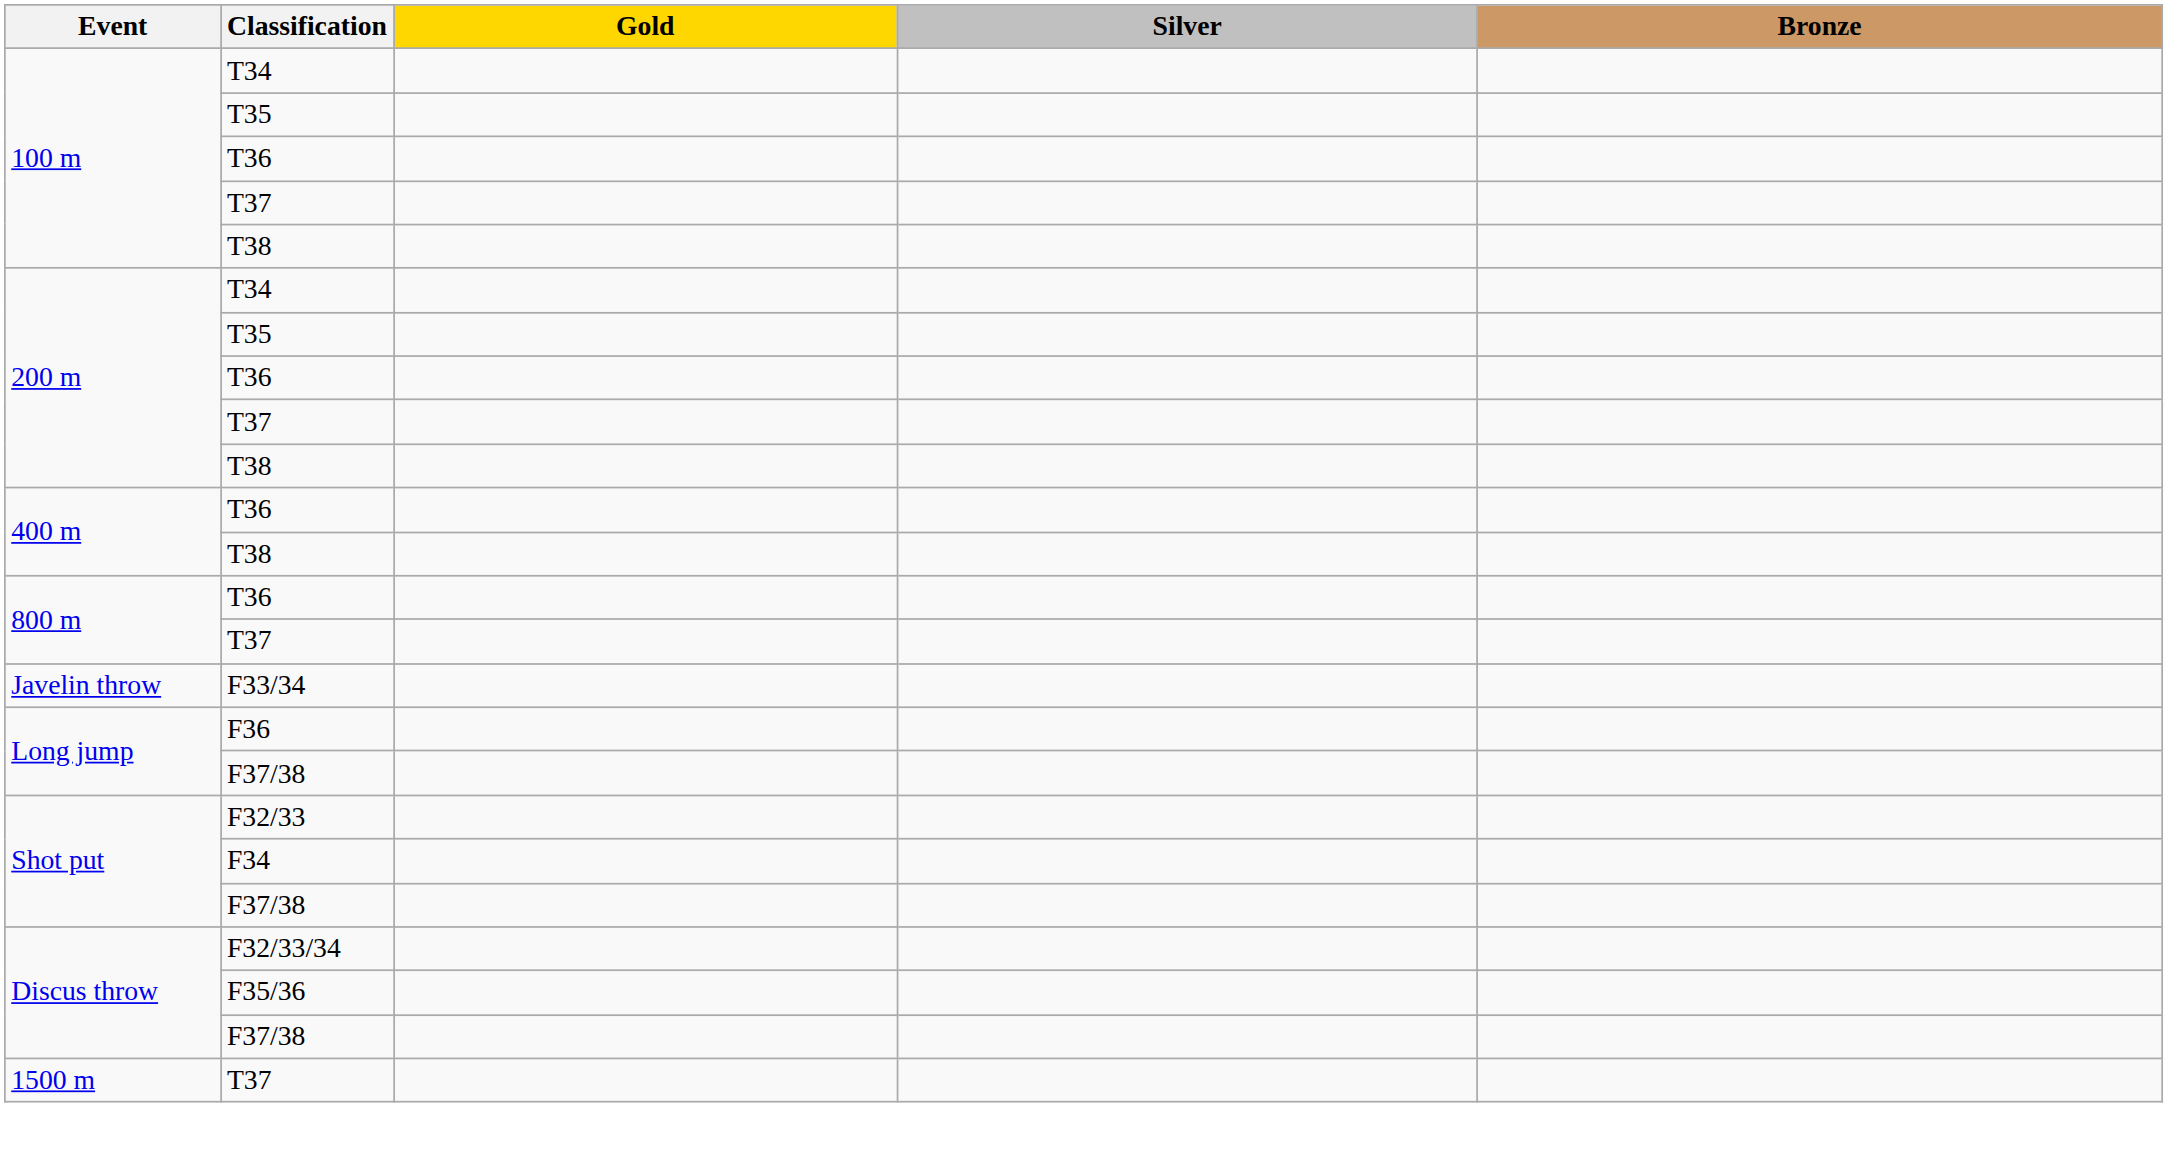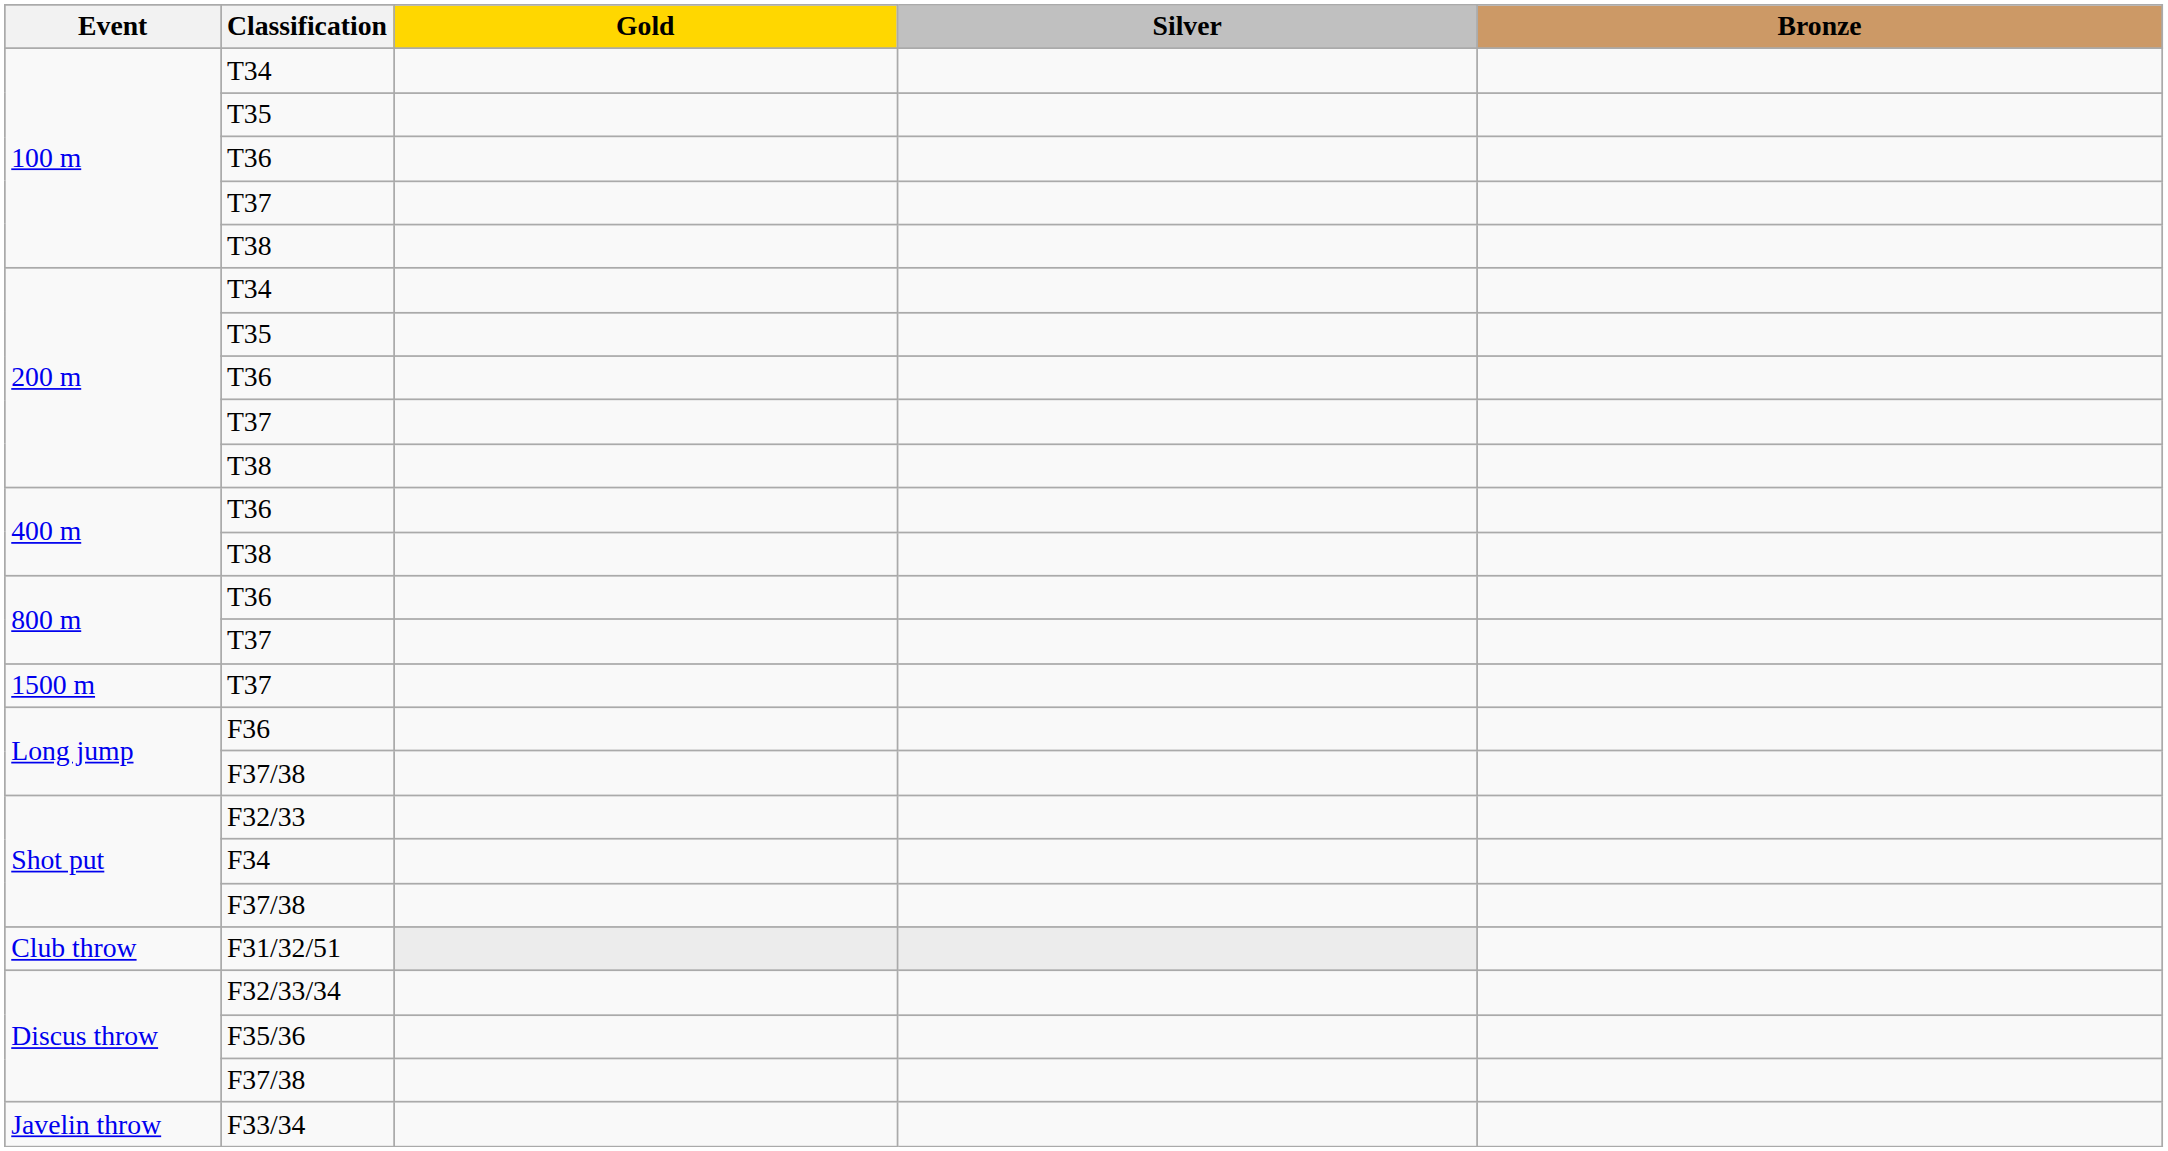rows swapped: (53, 1080) <-> (86, 684)
+ row: (74, 948)
